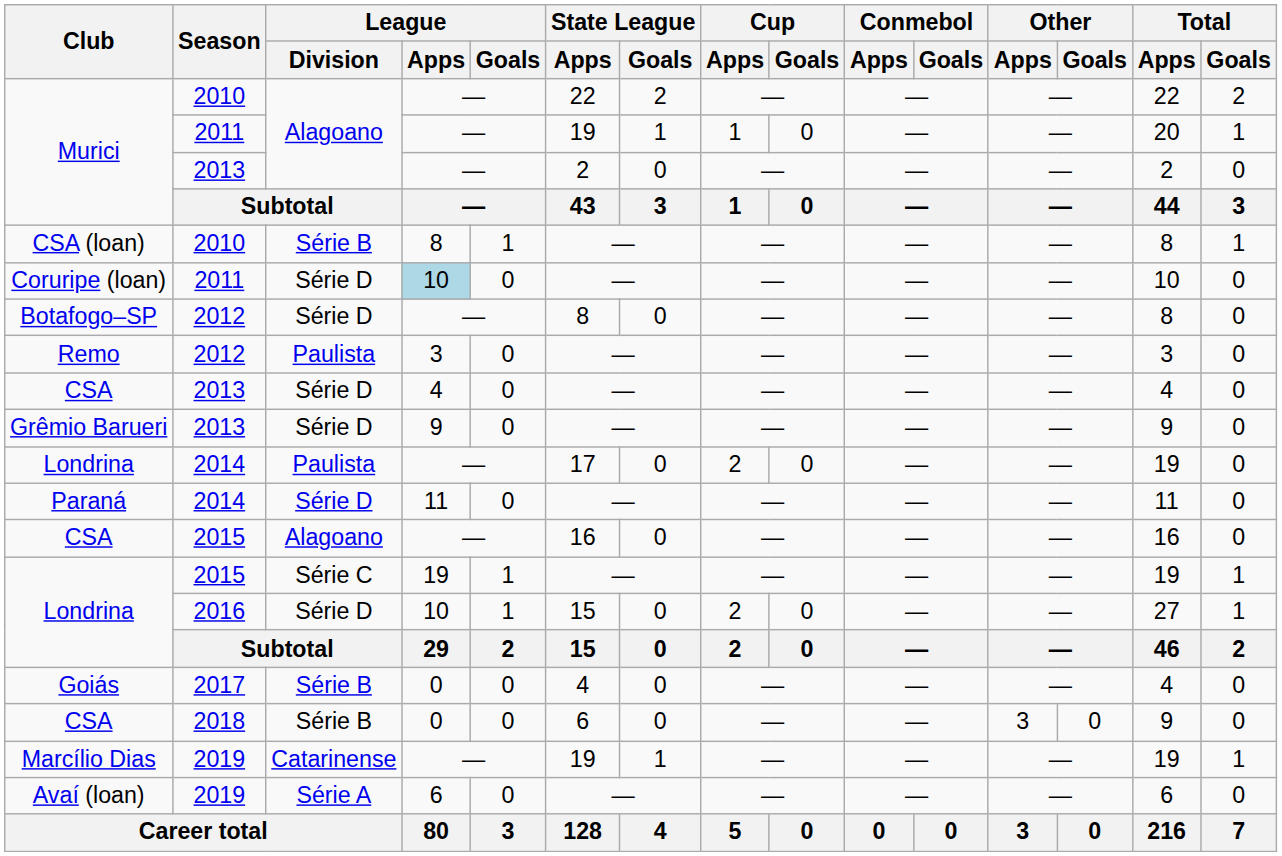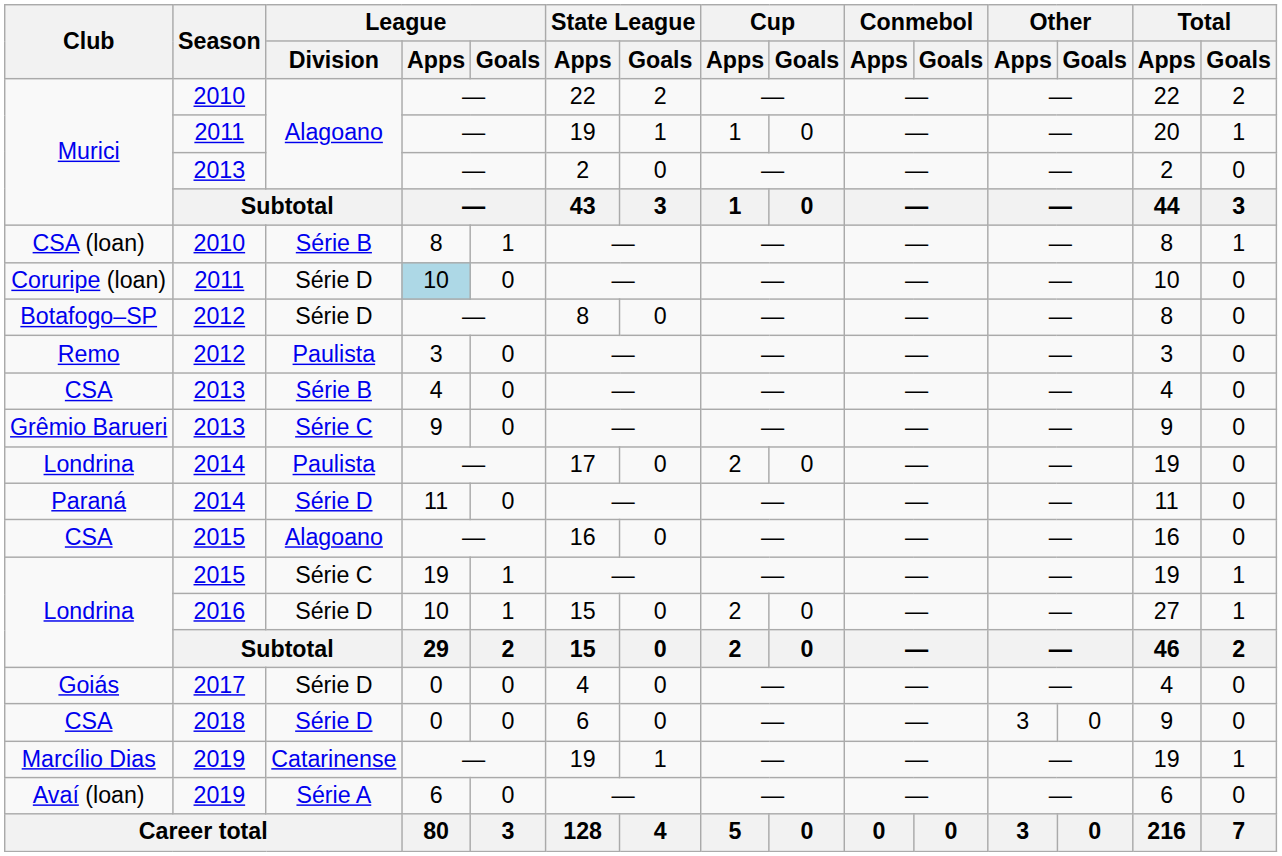(334, 390) Série D -> (334, 390) Série B
(334, 427) Série D -> (334, 427) Série C
(334, 685) Série B -> (334, 685) Série D
(334, 721) Série B -> (334, 721) Série D
